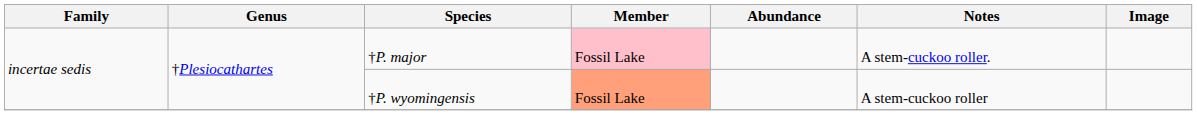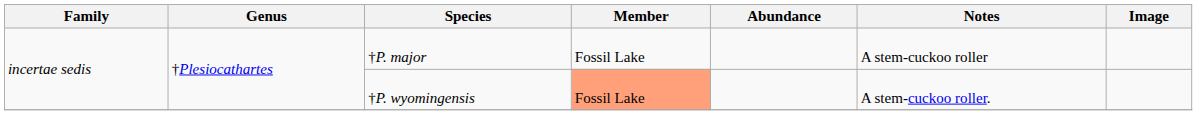(610, 57) pink background -> (610, 57) no background
(926, 57) A stem-cuckoo roller. -> (924, 57) A stem-cuckoo roller
(924, 97) A stem-cuckoo roller -> (926, 97) A stem-cuckoo roller.
